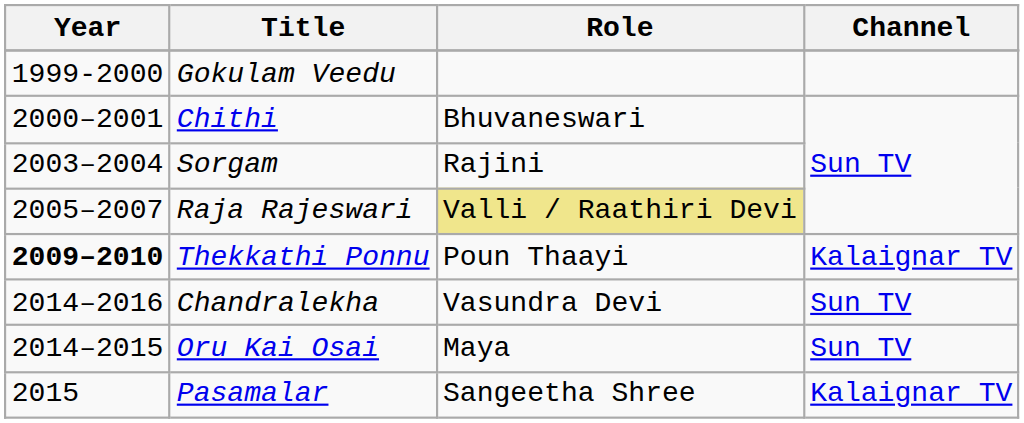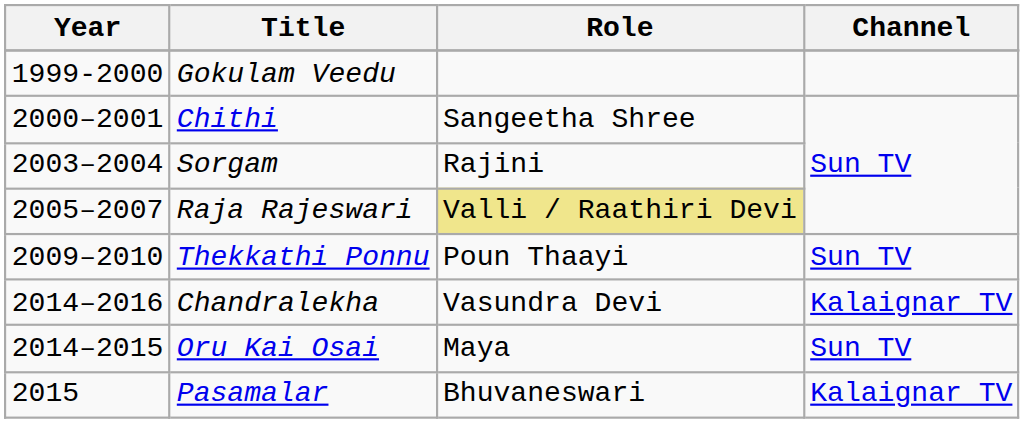(544, 119) Bhuvaneswari -> (569, 119) Sangeetha Shree
(88, 257) bold -> (88, 257) normal
(911, 257) Kalaignar TV -> (861, 257) Sun TV
(861, 303) Sun TV -> (911, 303) Kalaignar TV
(569, 394) Sangeetha Shree -> (544, 394) Bhuvaneswari
